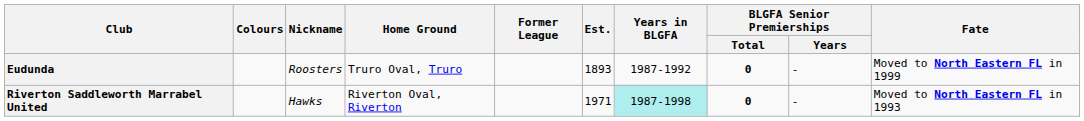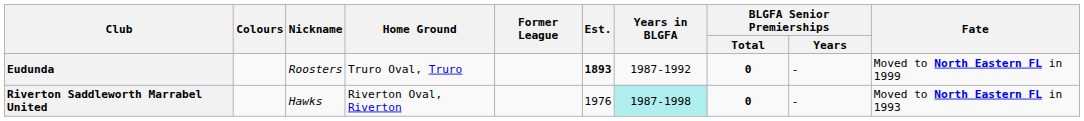(598, 69) normal -> (598, 69) bold
(598, 100) 1971 -> (598, 100) 1976
